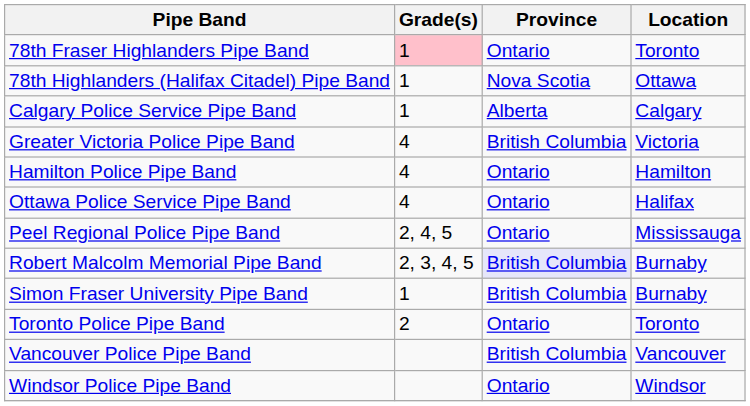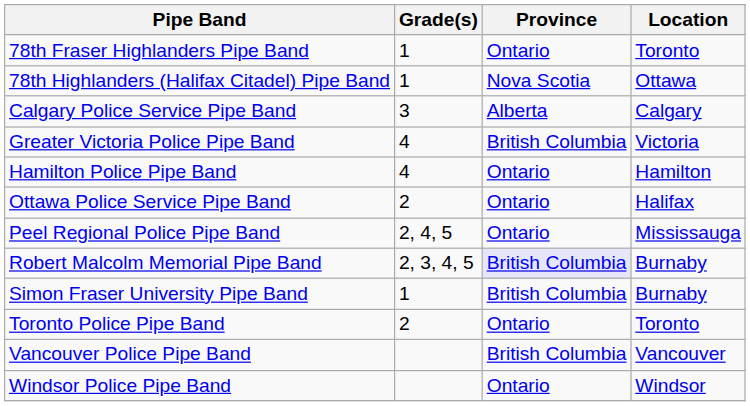(404, 50) pink background -> (404, 50) no background
(404, 111) 1 -> (404, 111) 3
(404, 202) 4 -> (404, 202) 2
